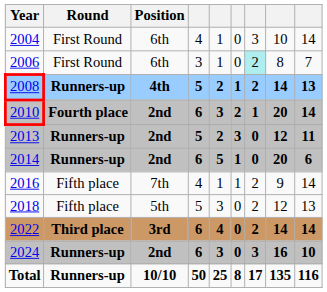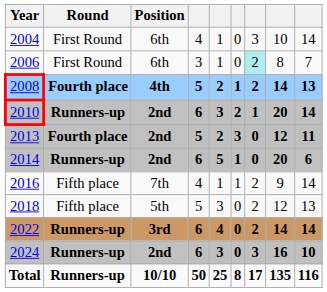(88, 87) Runners-up -> (88, 87) Fourth place
(88, 112) Fourth place -> (88, 112) Runners-up
(88, 136) Runners-up -> (88, 136) Fourth place
(88, 229) Third place -> (88, 229) Runners-up
